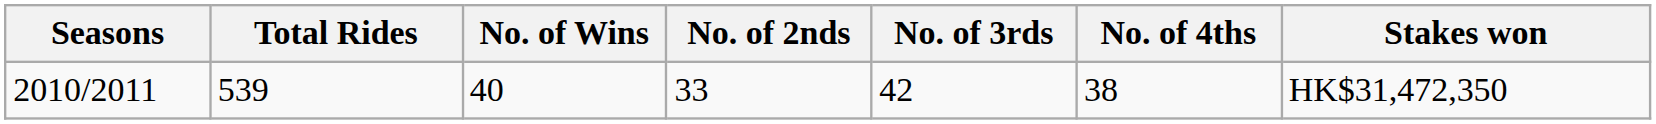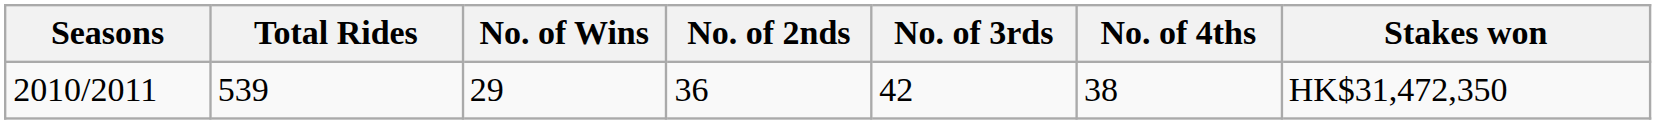(487, 88) 40 -> (487, 88) 29
(692, 88) 33 -> (692, 88) 36
